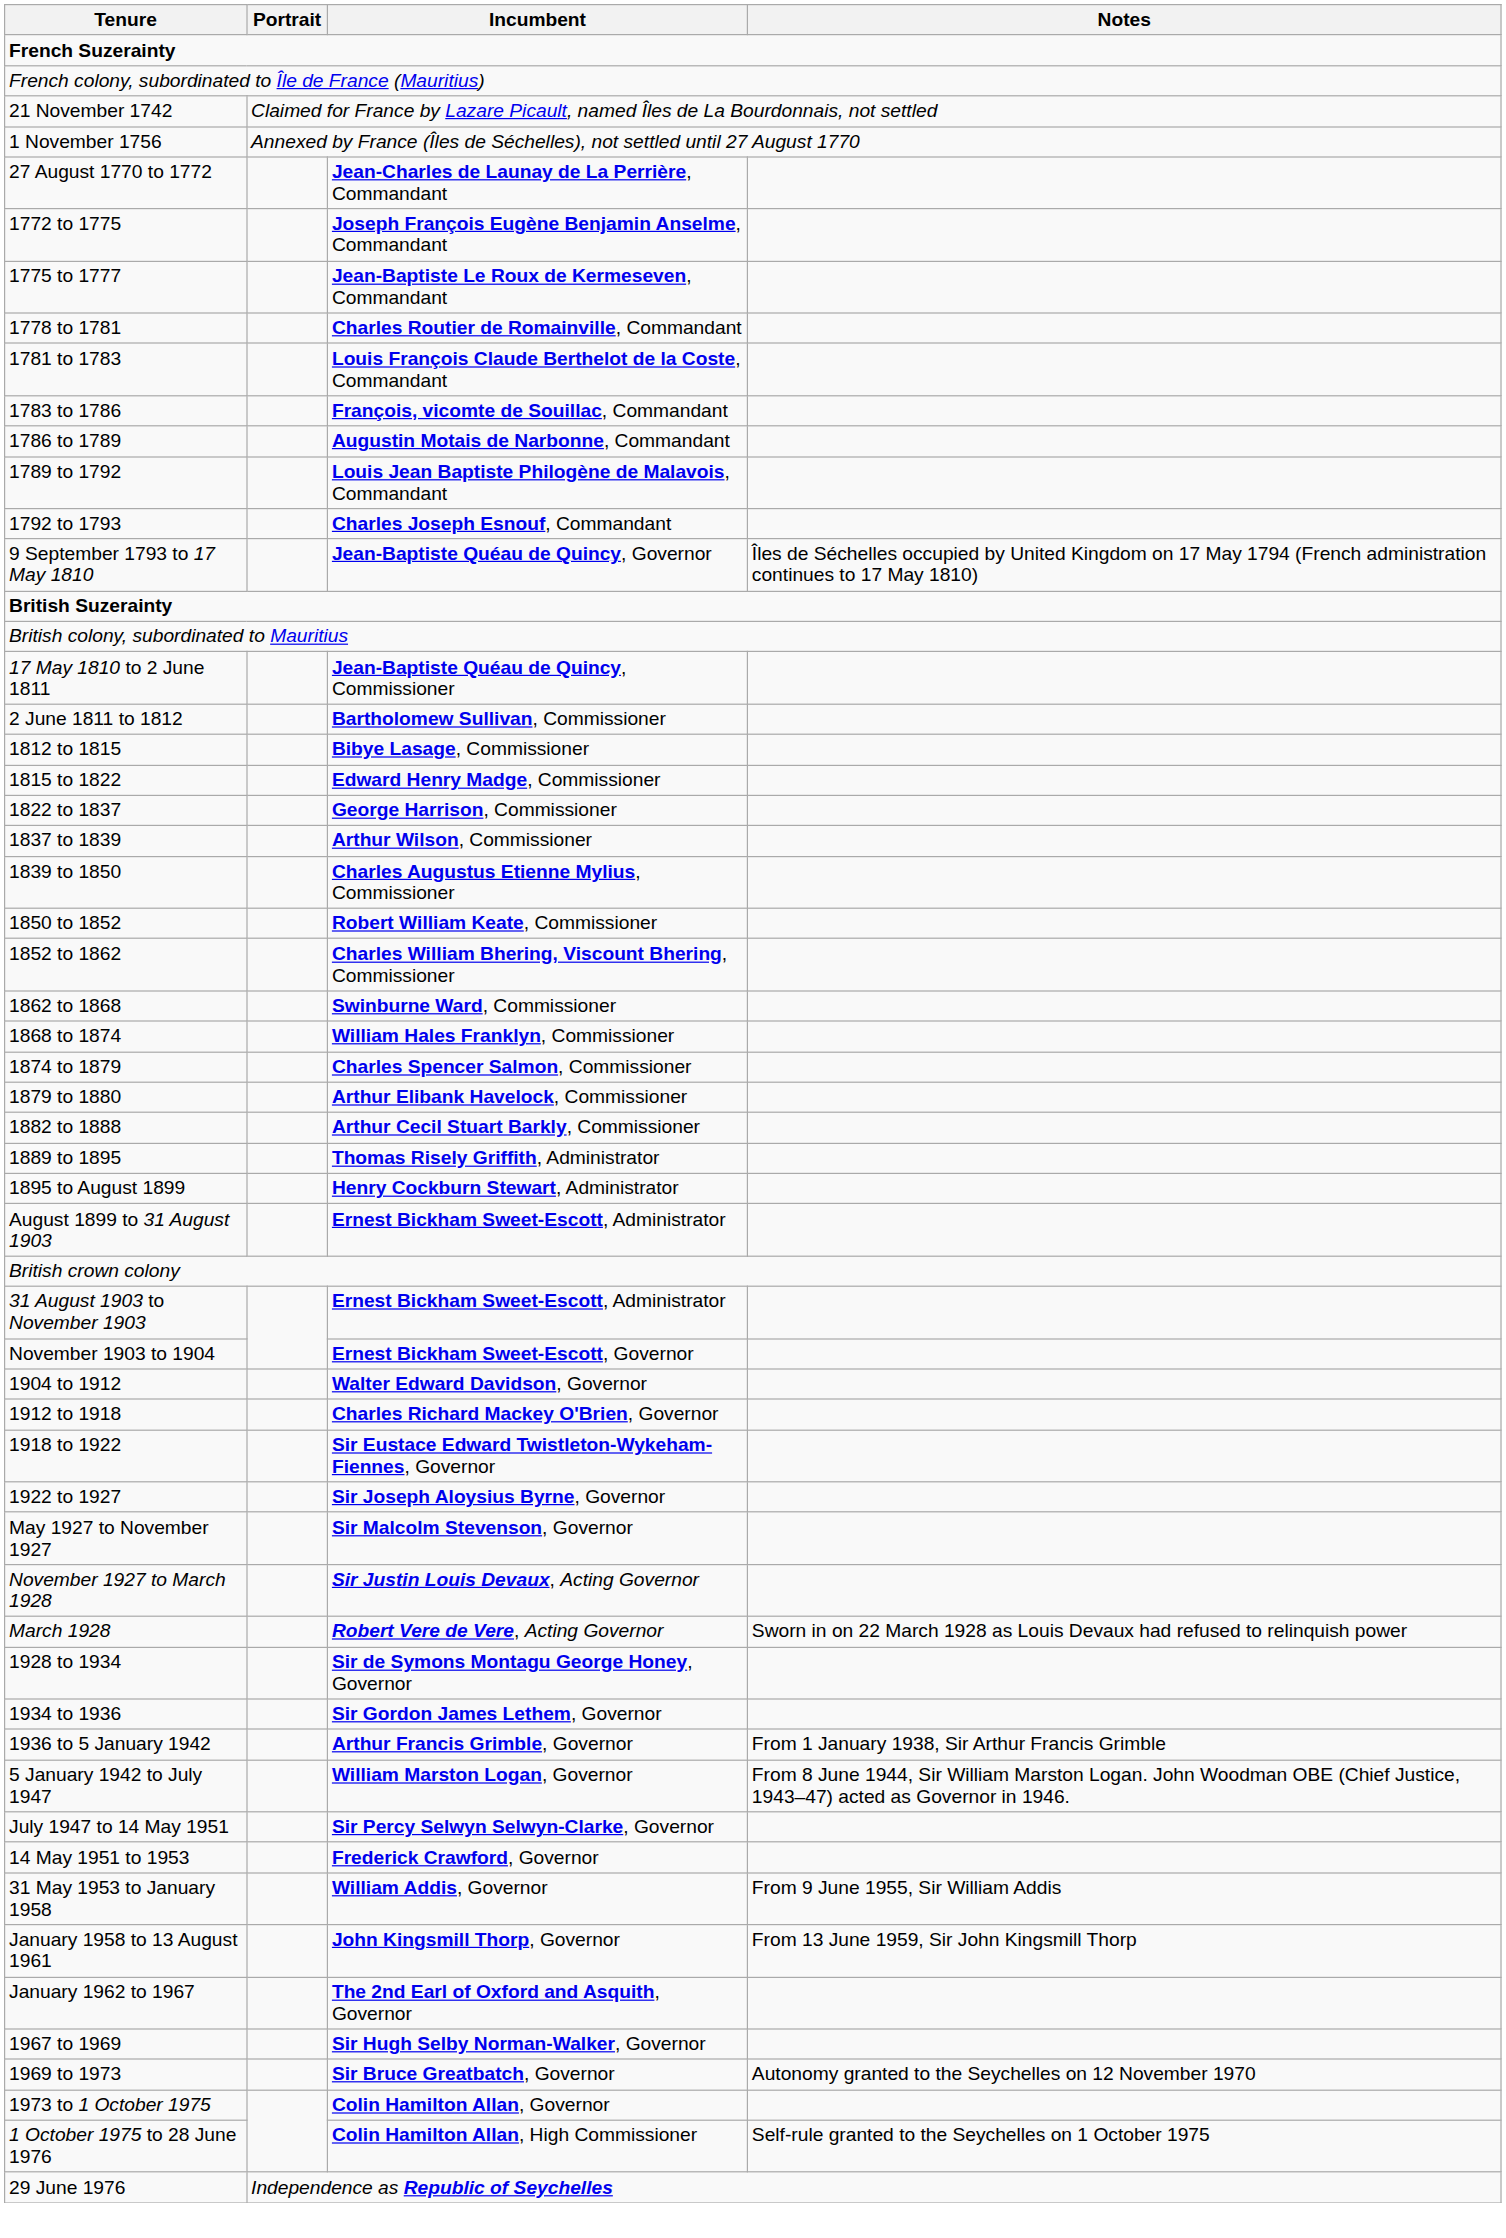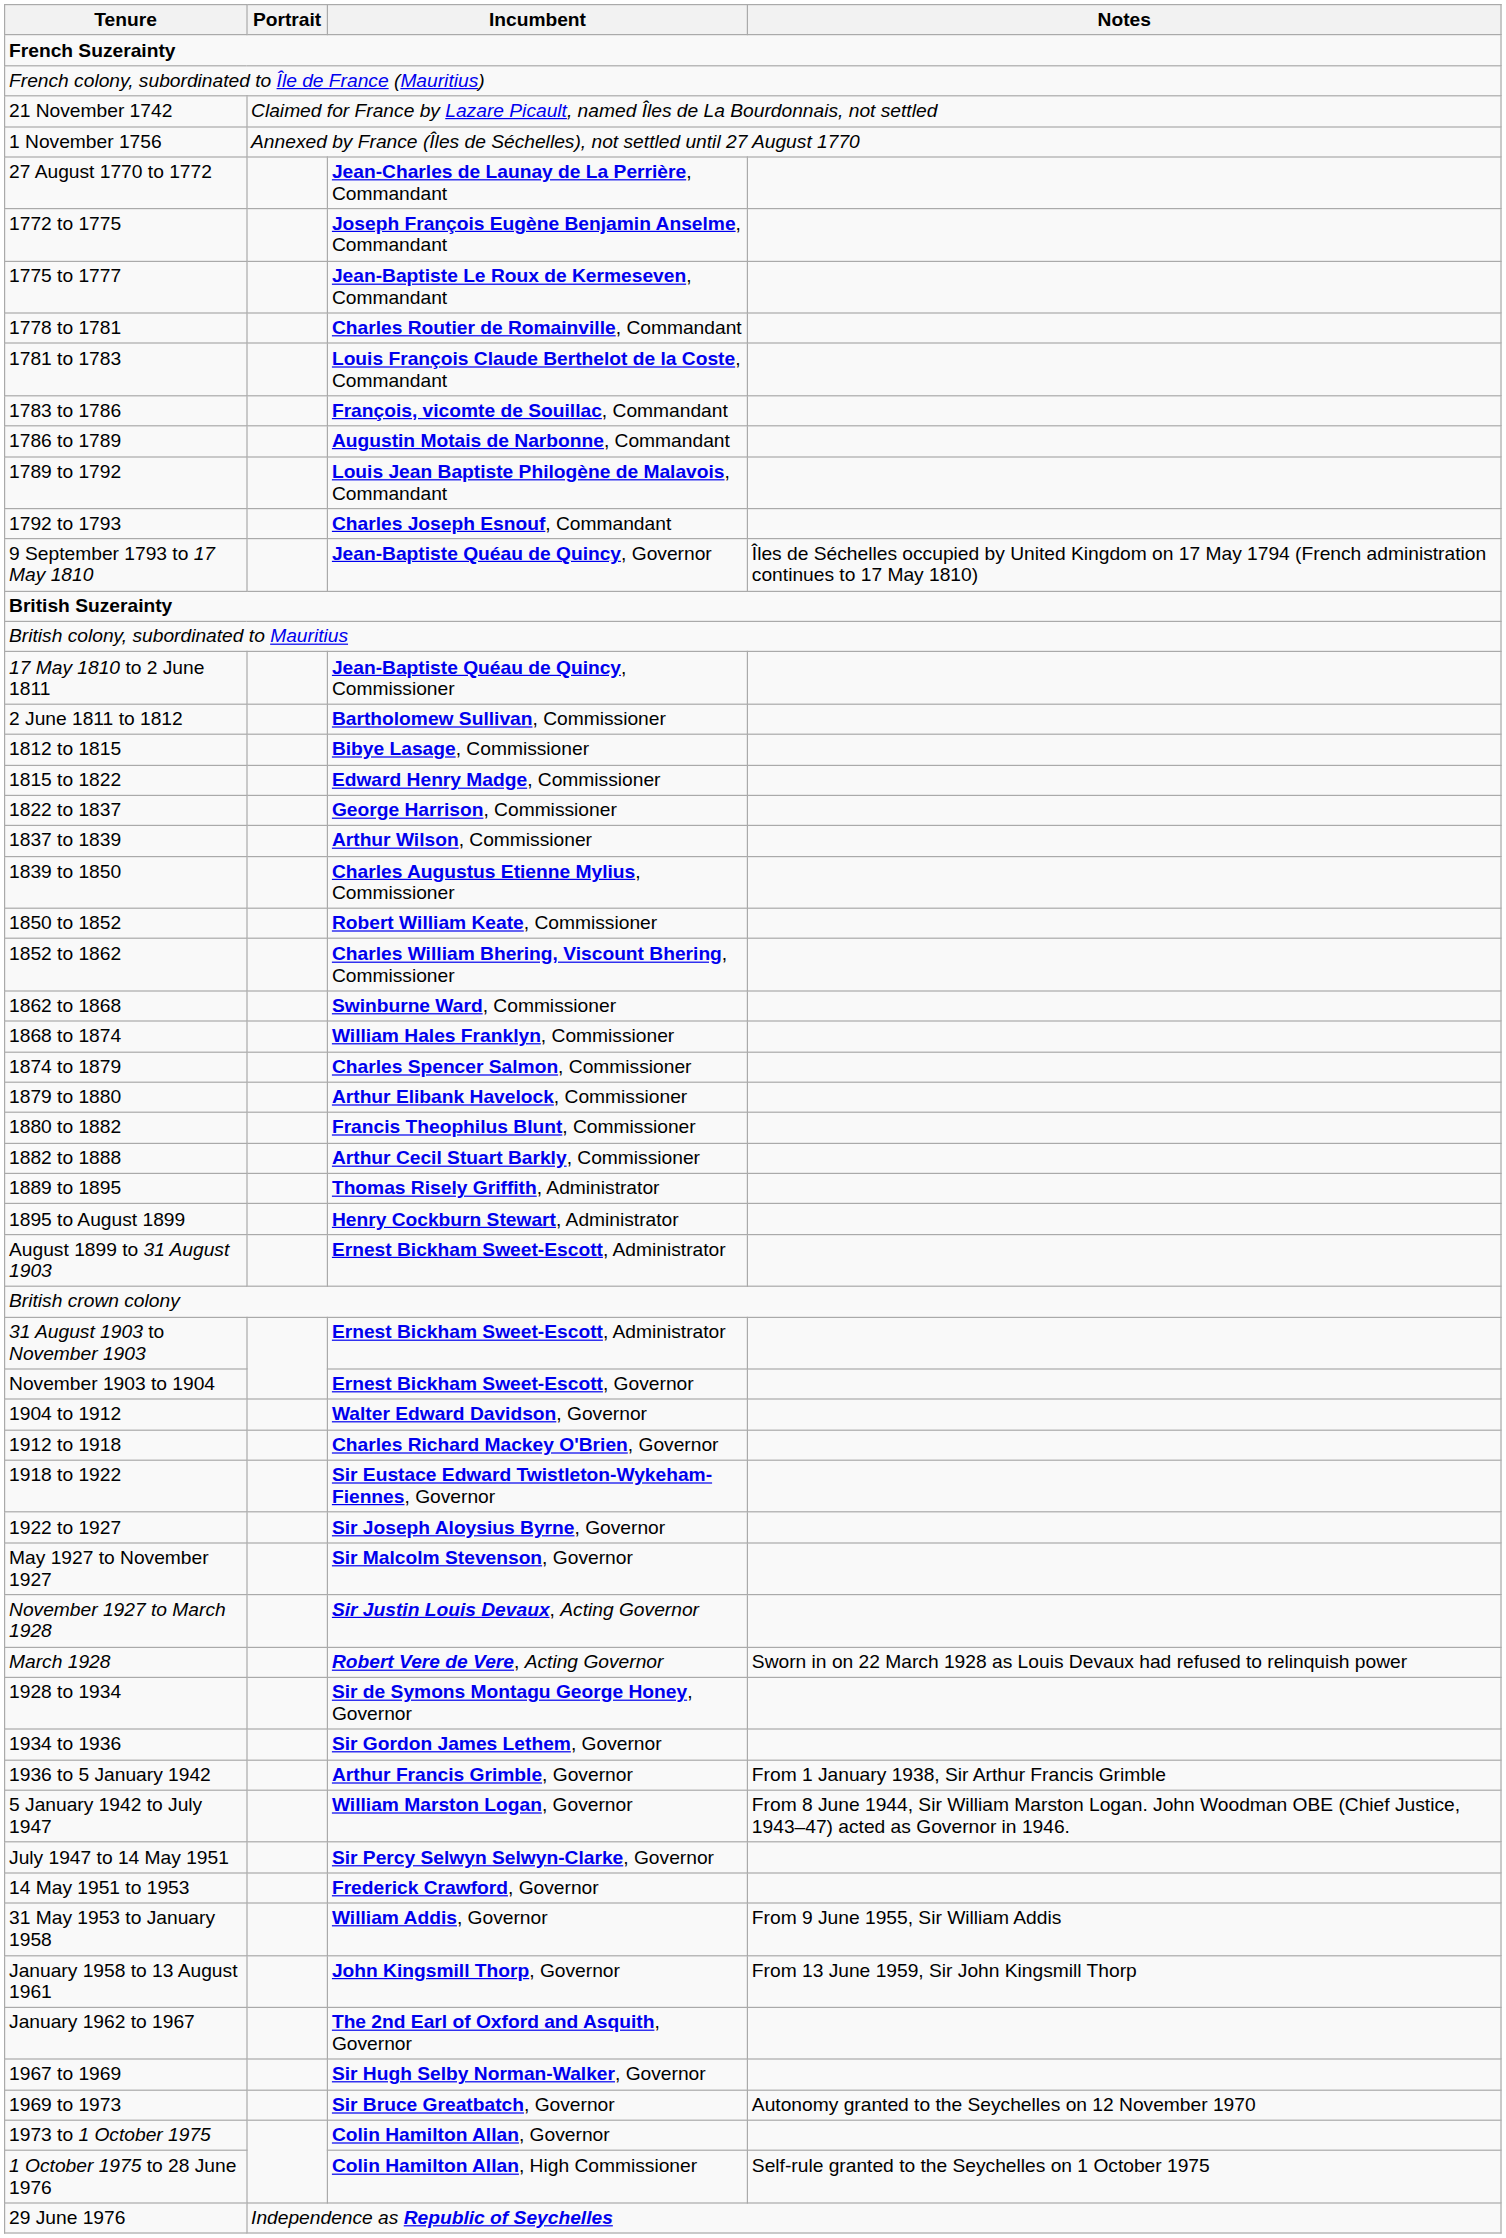+ row: (65, 1127)
